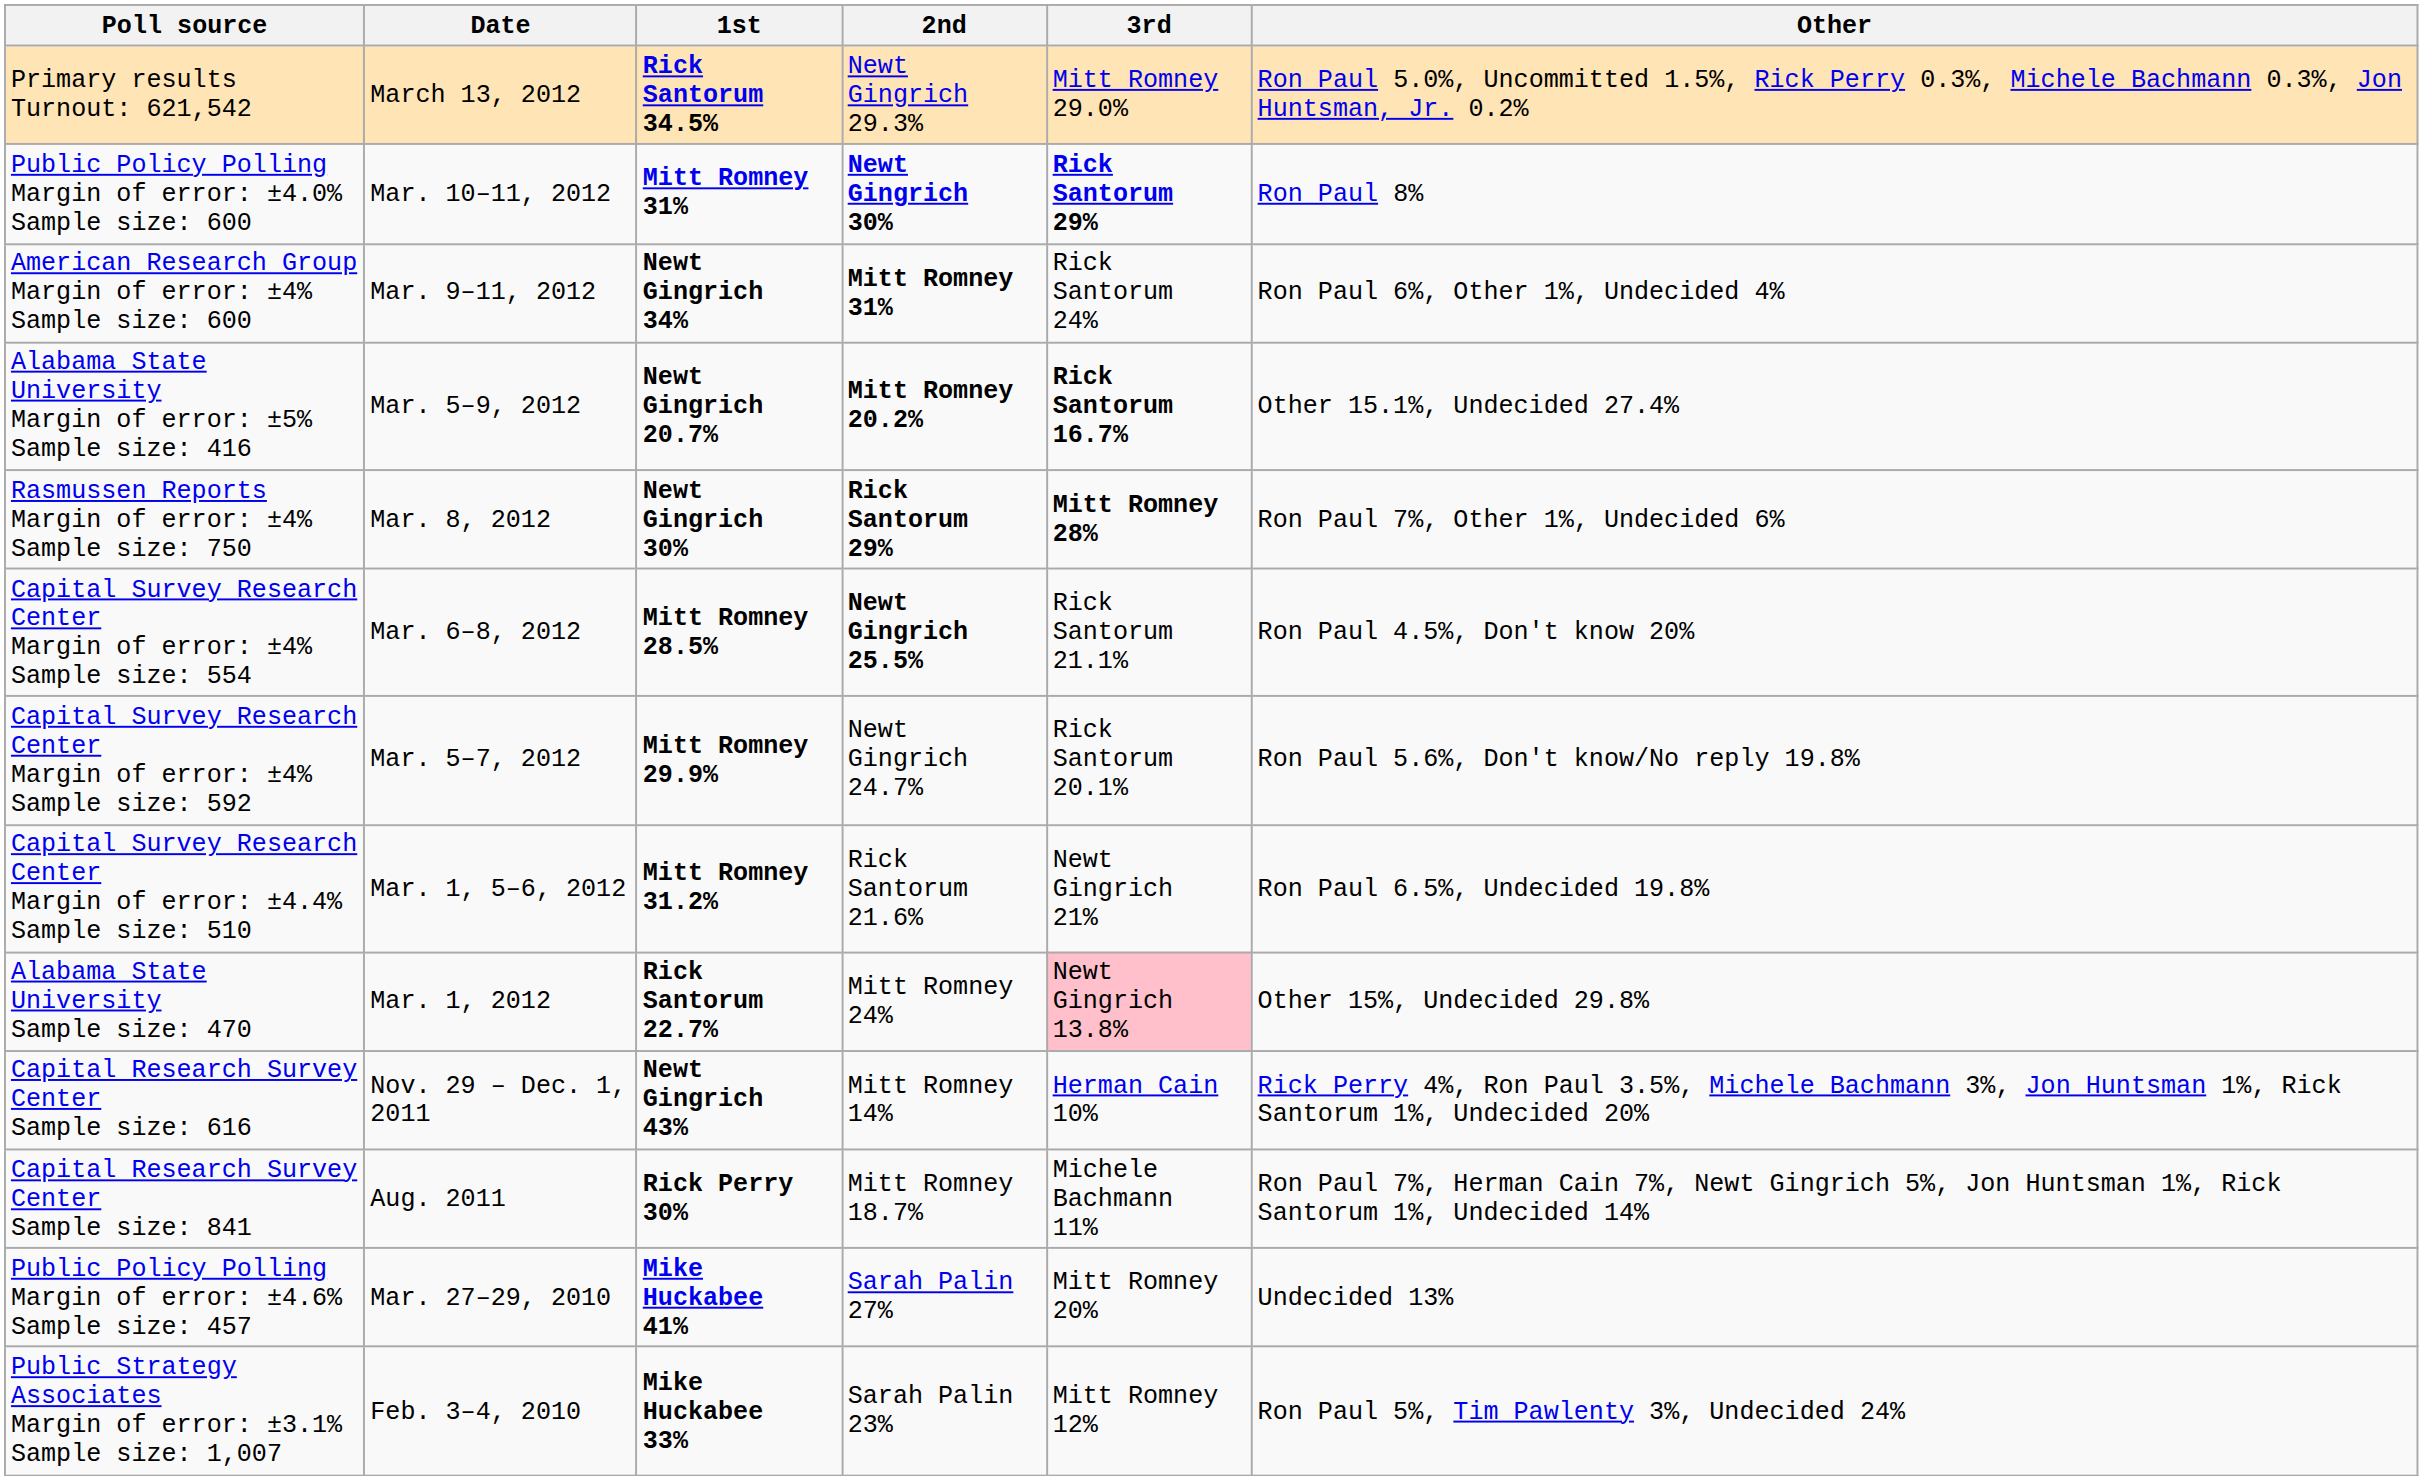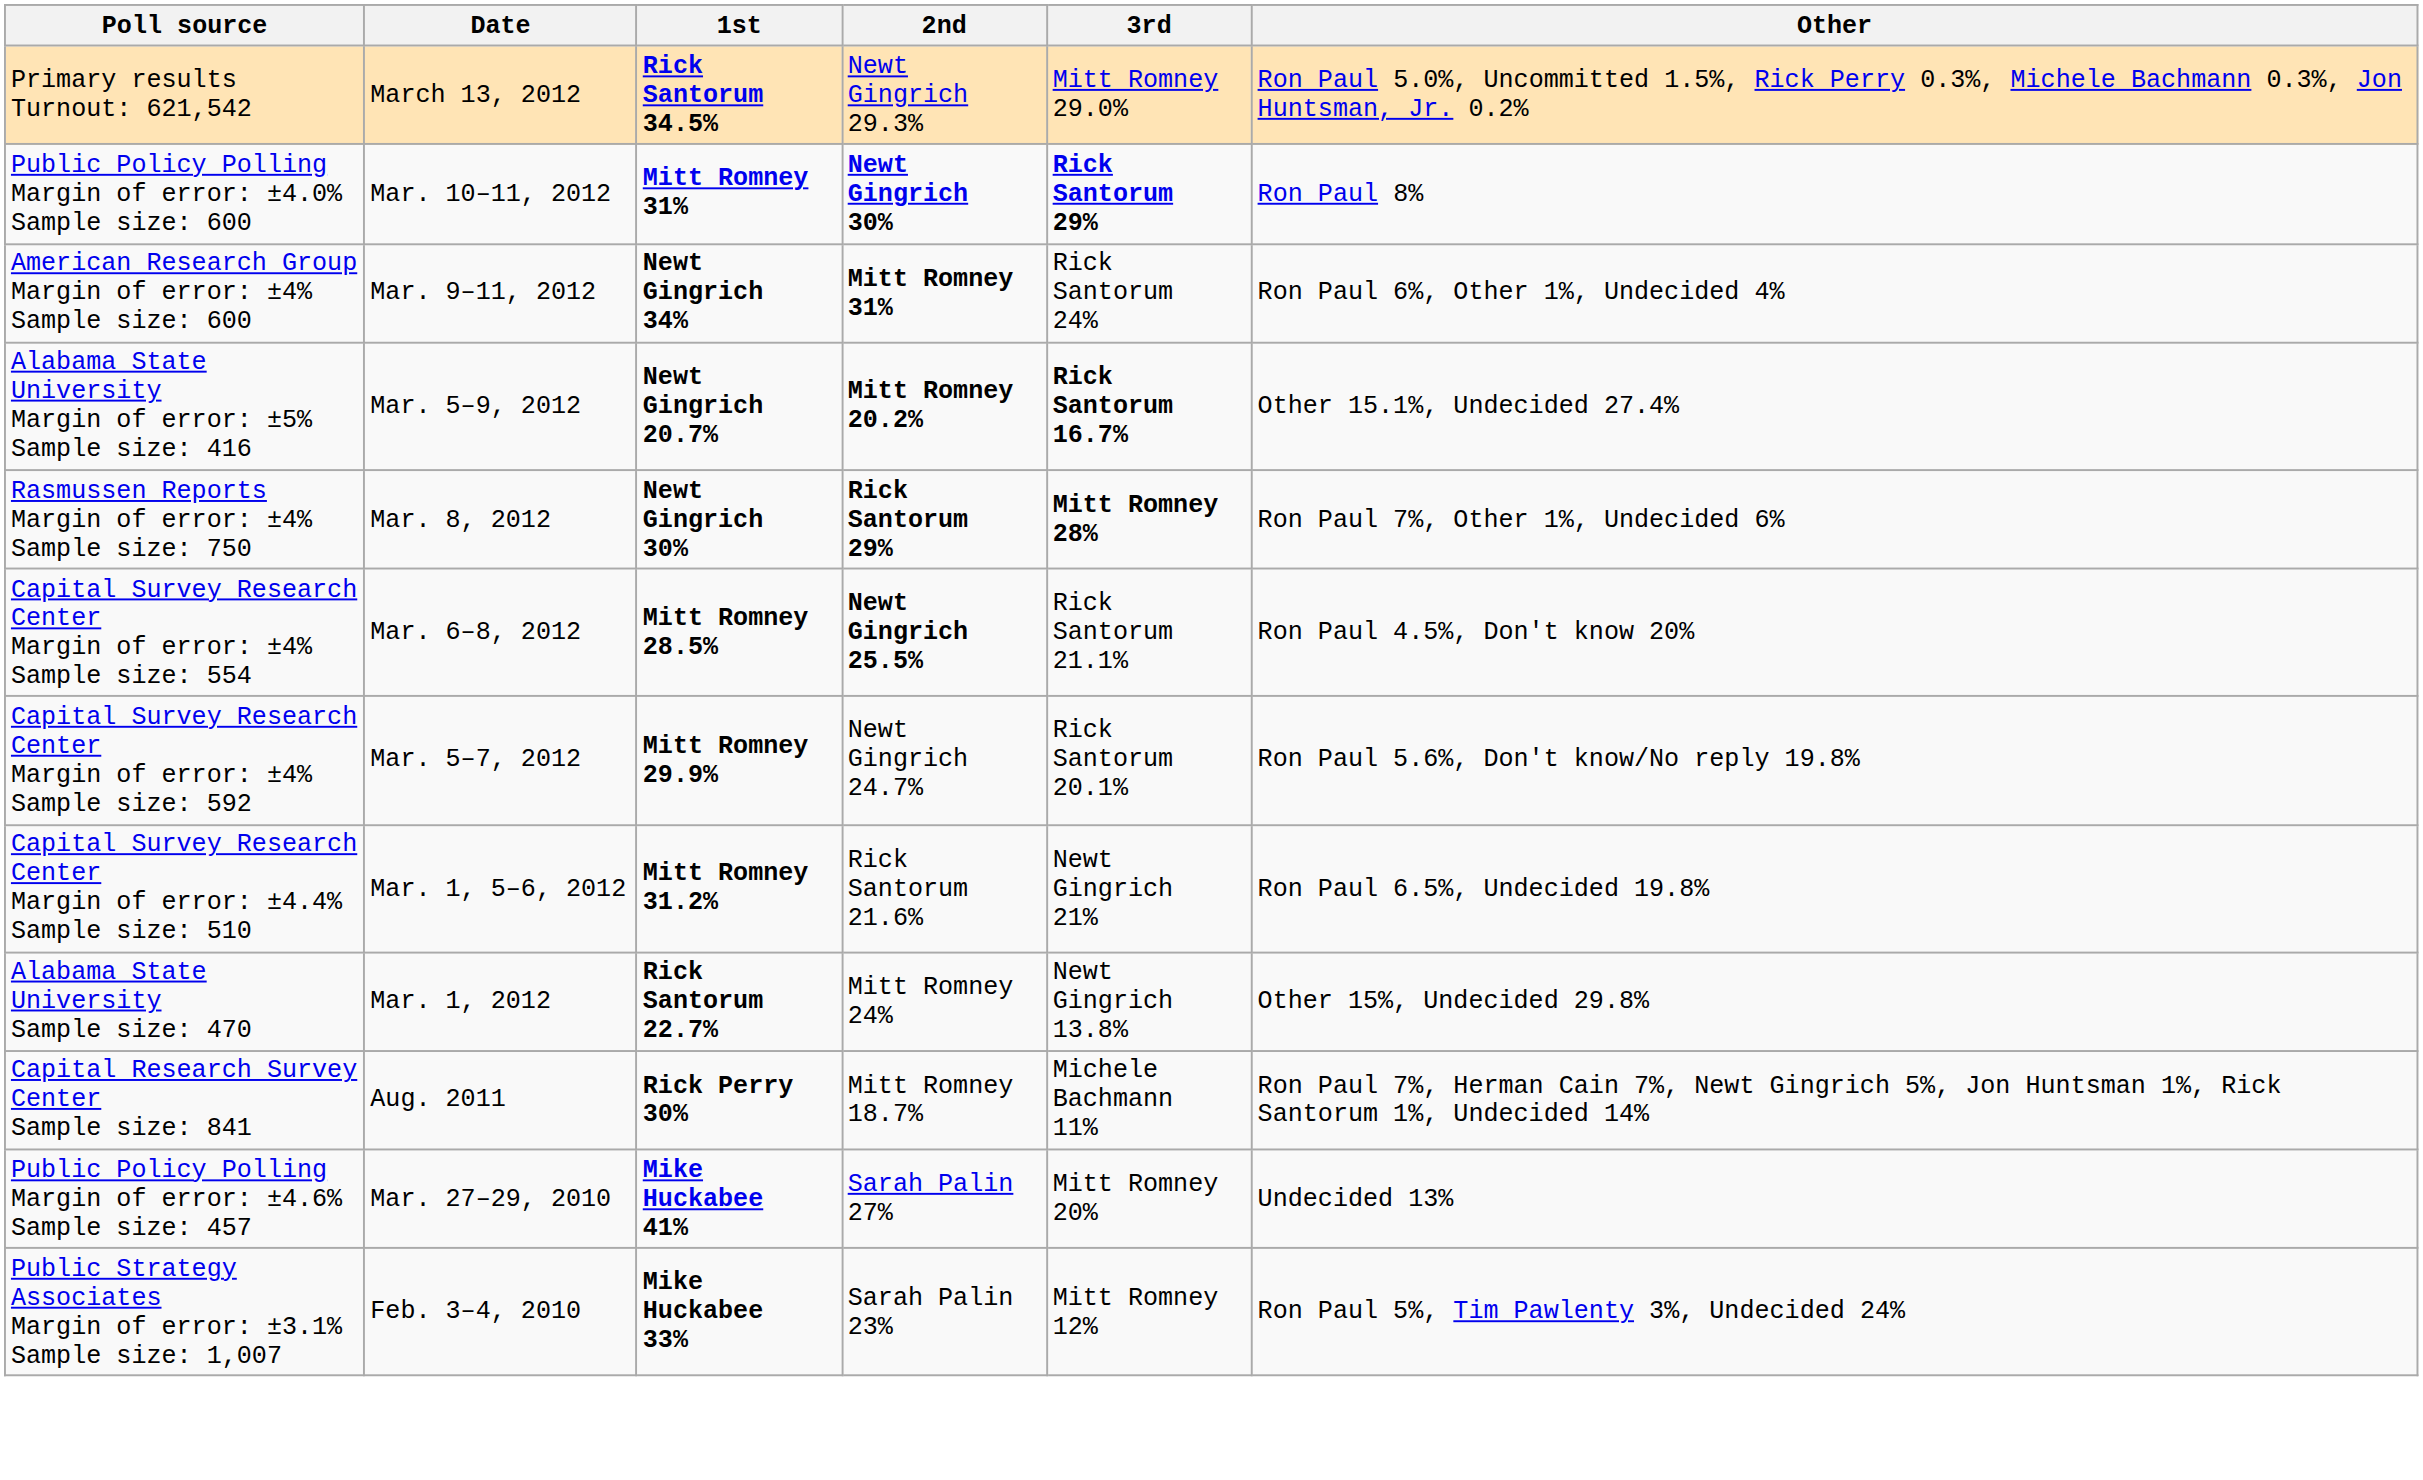(1113, 1001) pink background -> (1113, 1001) no background
- row: (184, 1100)
